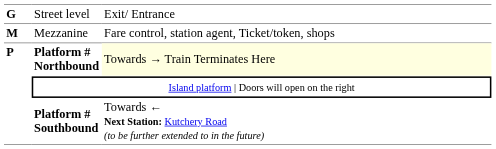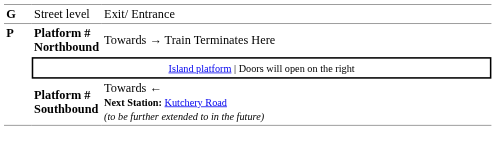- row: (61, 33)
(190, 59) lightyellow background -> (190, 40) no background
